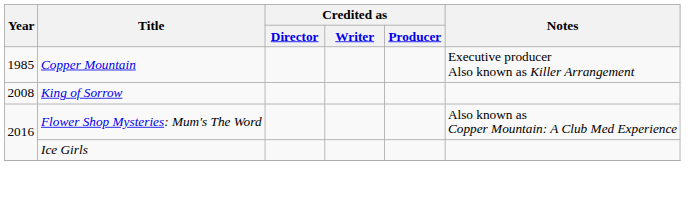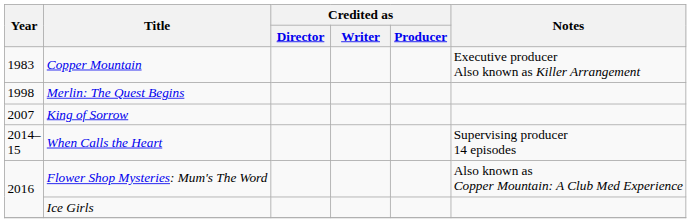(21, 64) 1985 -> (21, 64) 1983
+ row: (116, 93)
(21, 93) 2008 -> (21, 114) 2007
+ row: (105, 142)
